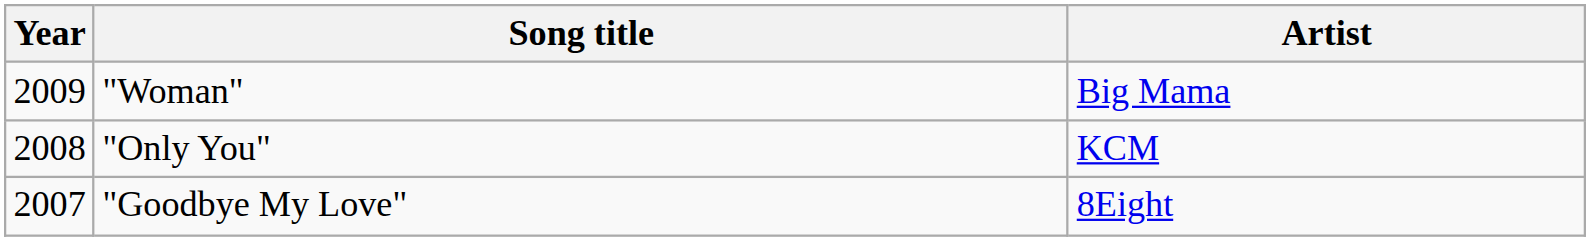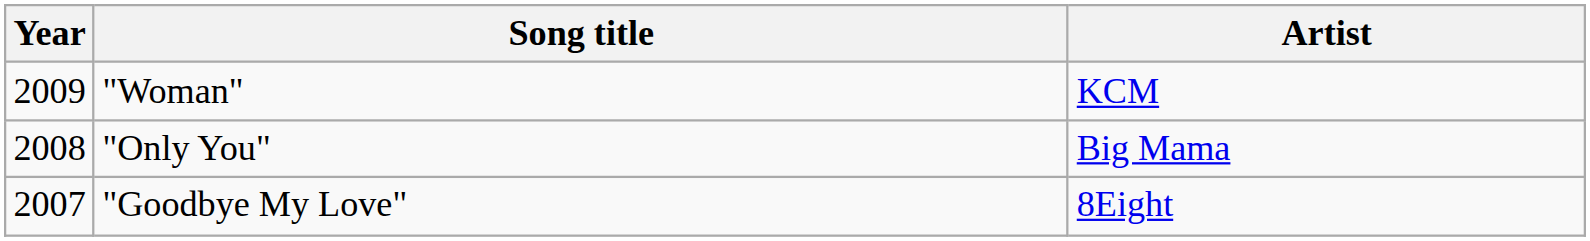(1154, 90) Big Mama -> (1118, 90) KCM
(1118, 147) KCM -> (1154, 147) Big Mama
